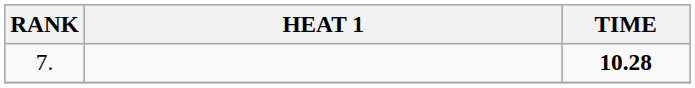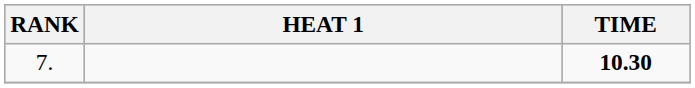(626, 62) 10.28 -> (626, 62) 10.30
